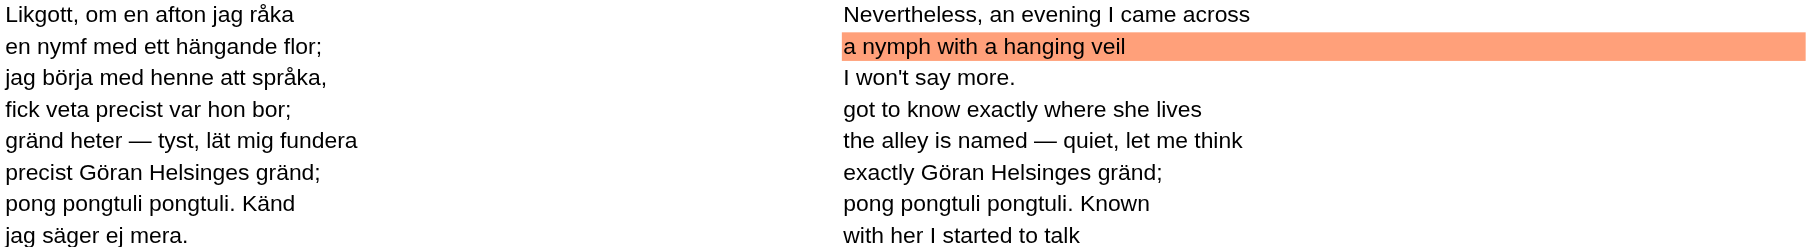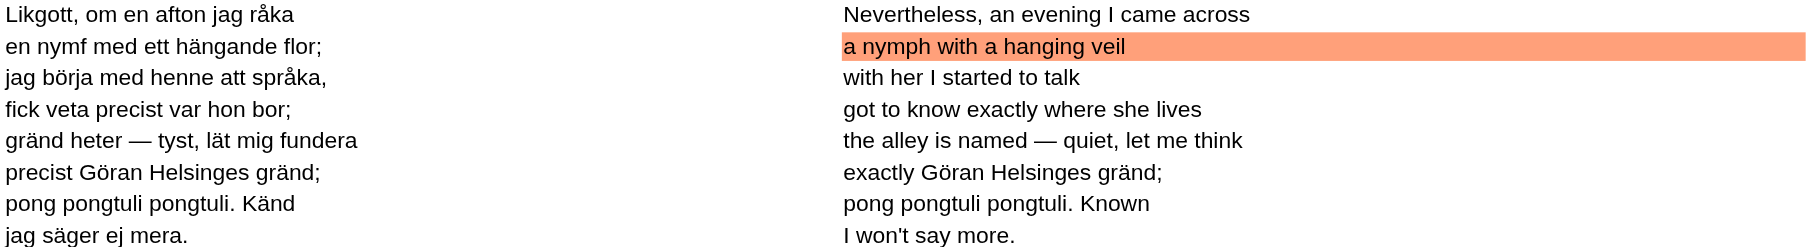(929, 77) I won't say more. -> (962, 77) with her I started to talk
(962, 235) with her I started to talk -> (929, 235) I won't say more.
